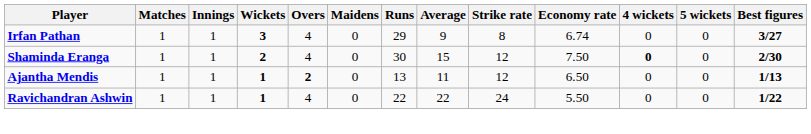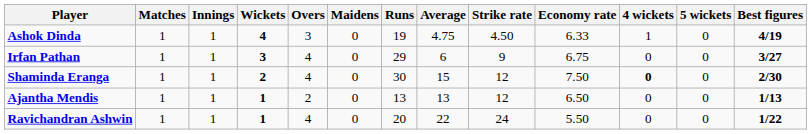+ row: (44, 35)
(443, 35) 9 -> (443, 56) 6
(502, 35) 8 -> (502, 56) 9
(577, 35) 6.74 -> (577, 56) 6.75
(308, 77) bold -> (308, 98) normal
(443, 77) 11 -> (443, 98) 13
(400, 98) 22 -> (400, 118) 20
